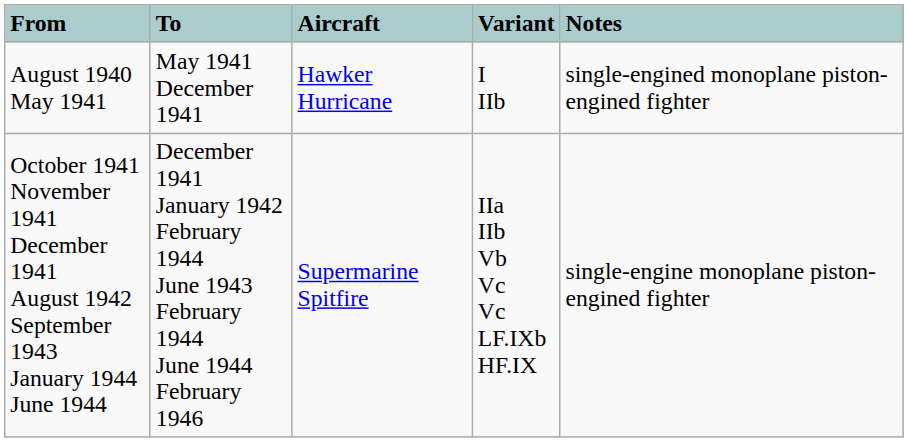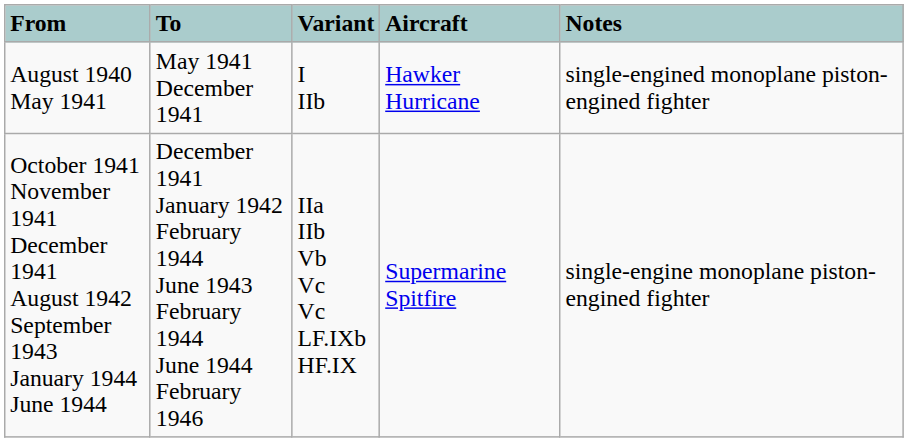columns swapped: (339, 23) <-> (516, 23)
